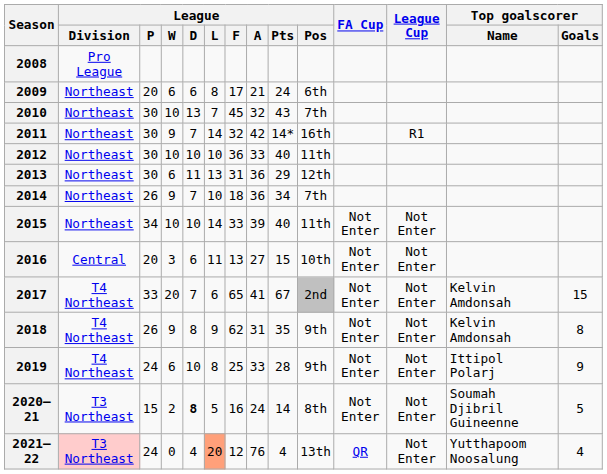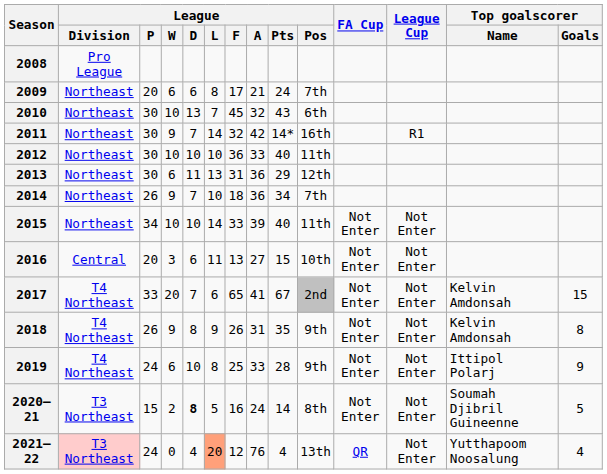(316, 92) 6th -> (316, 92) 7th
(316, 113) 7th -> (316, 113) 6th
(236, 330) 62 -> (236, 330) 26
